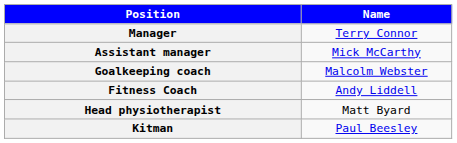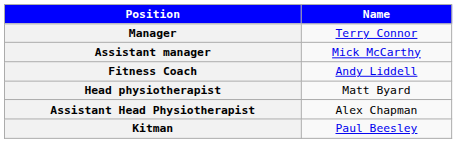- row: (153, 71)
+ row: (153, 109)
